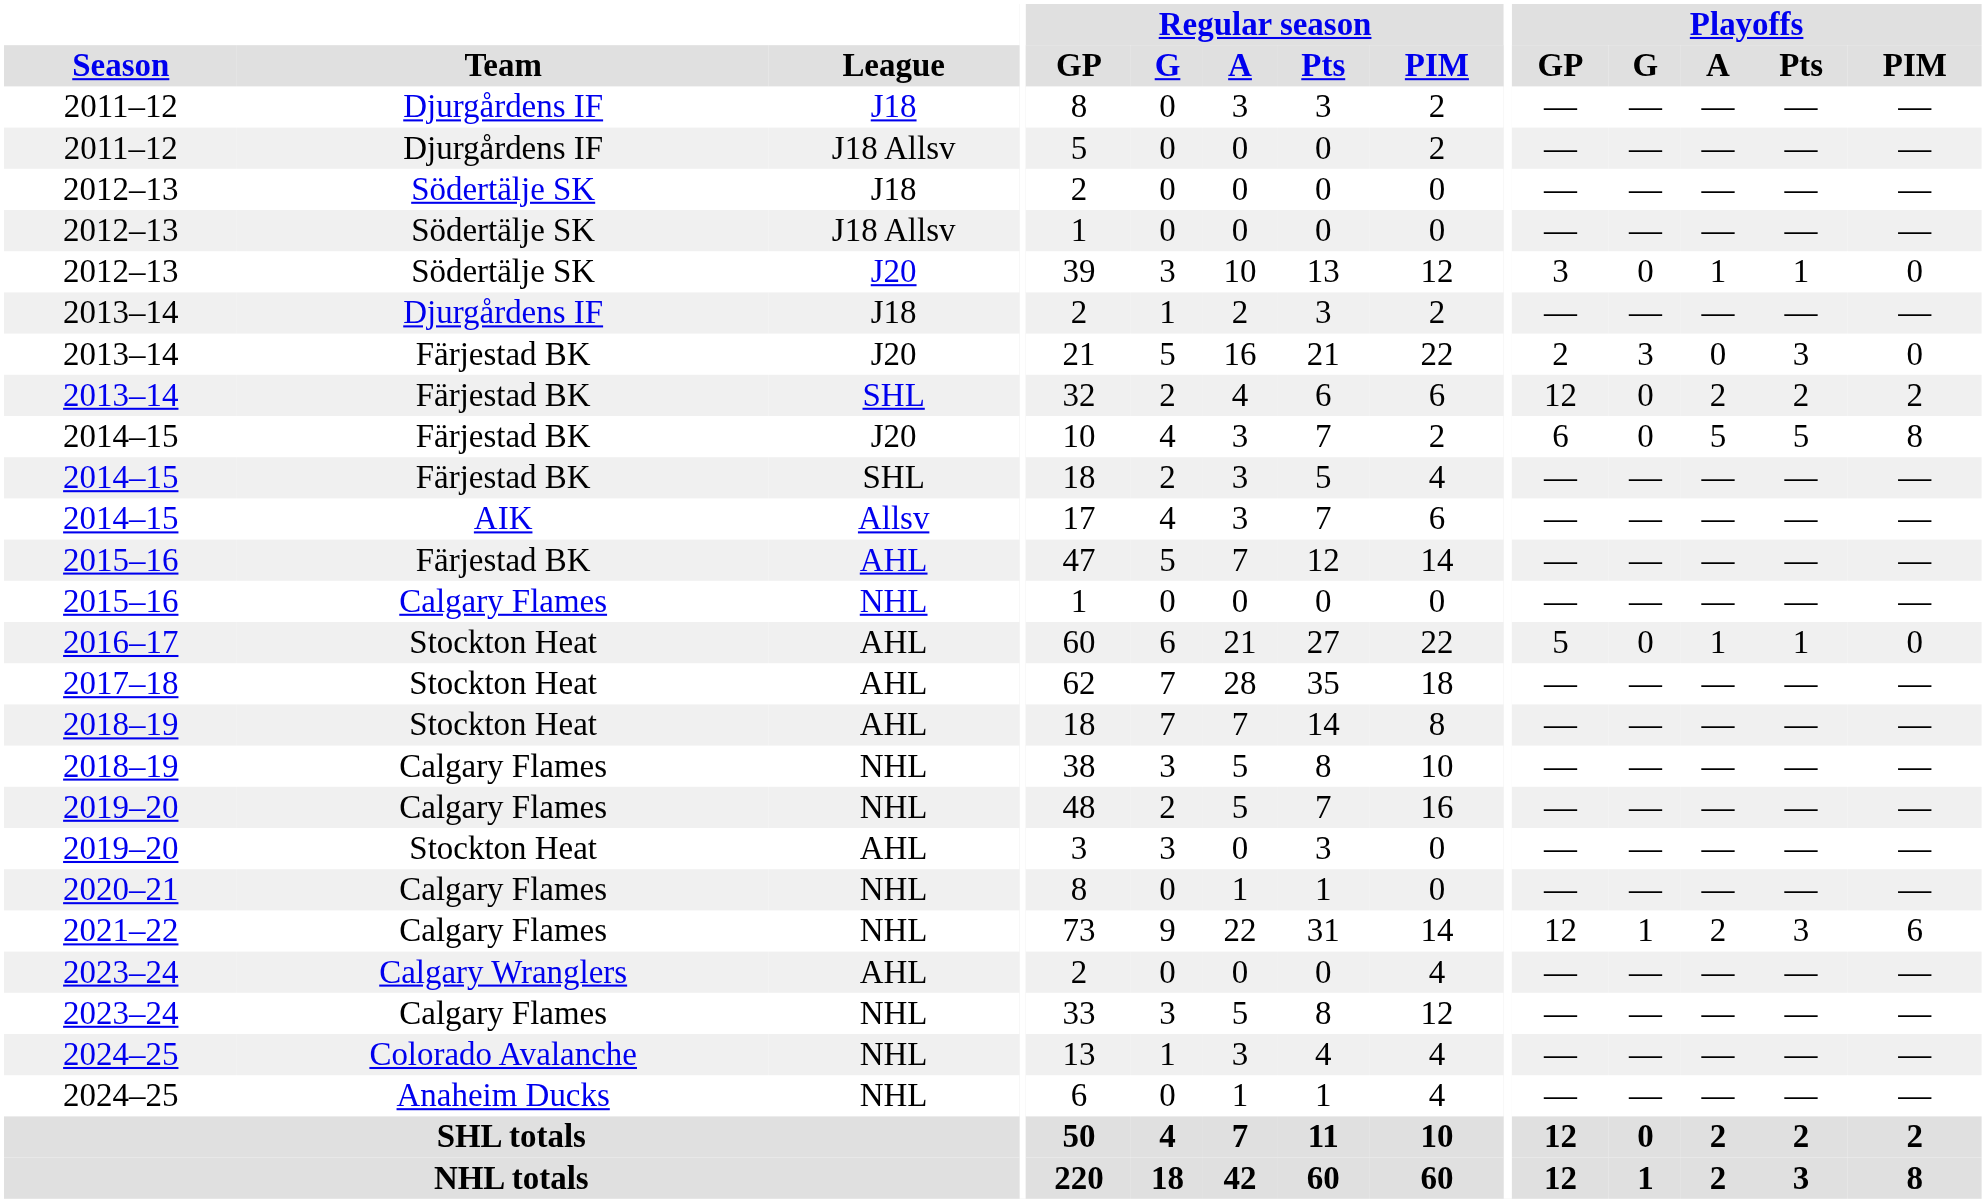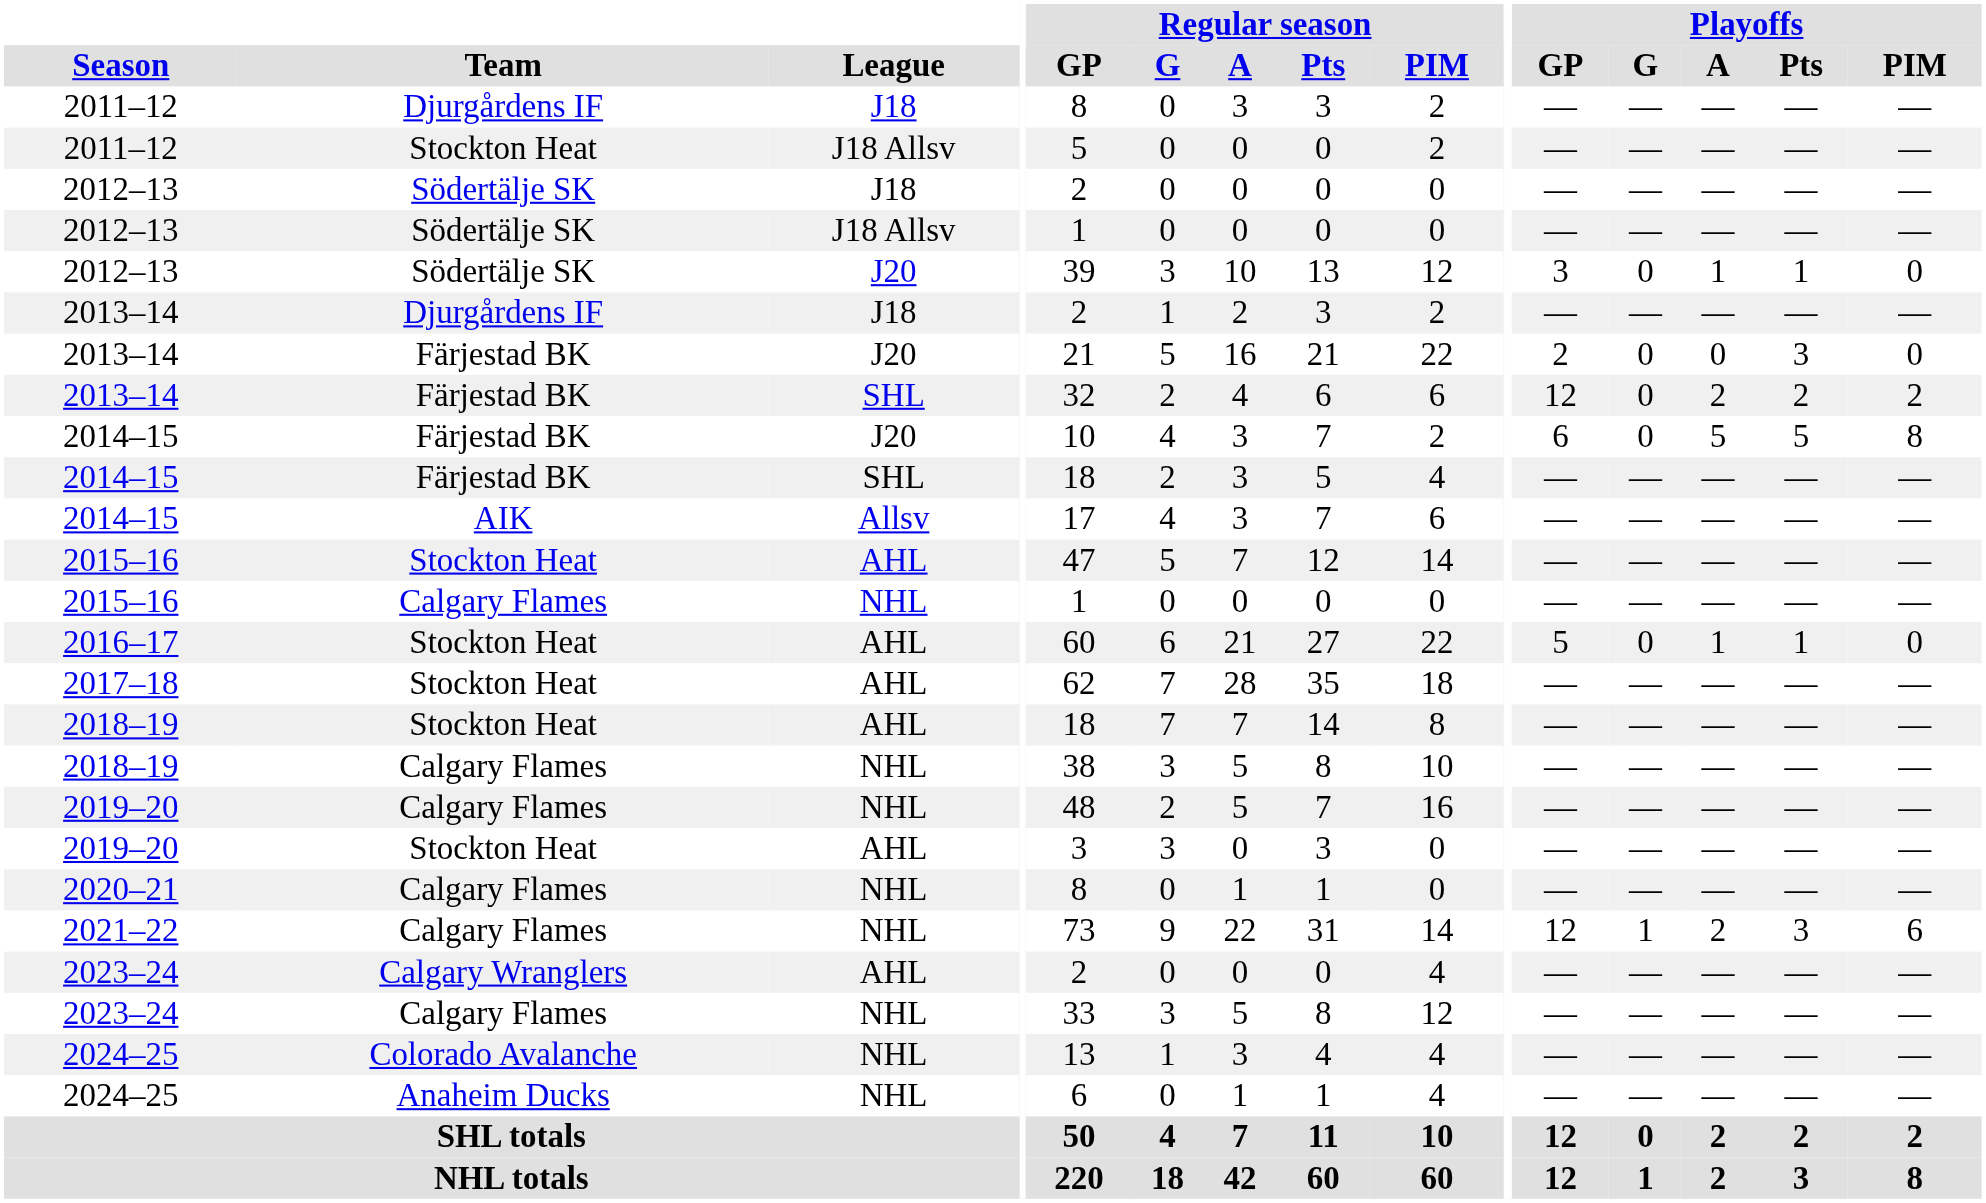(503, 147) Djurgårdens IF -> (503, 147) Stockton Heat
(1645, 353) 3 -> (1645, 353) 0
(503, 559) Färjestad BK -> (503, 559) Stockton Heat
